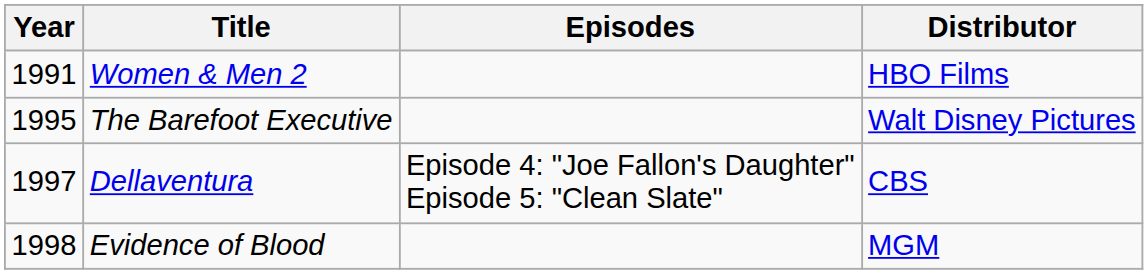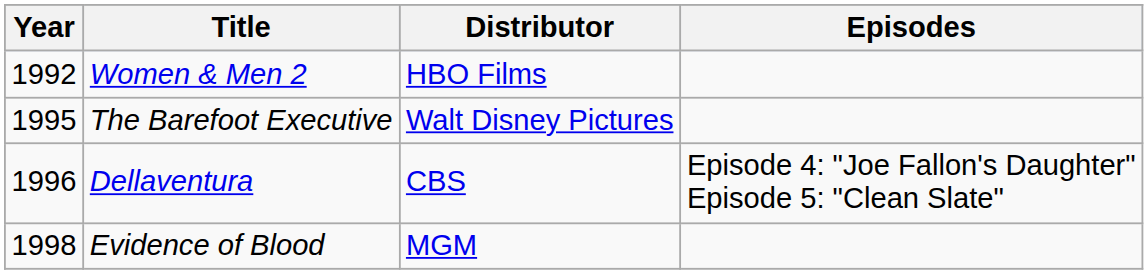columns swapped: (1002, 27) <-> (630, 27)
(44, 73) 1991 -> (44, 73) 1992
(44, 182) 1997 -> (44, 182) 1996
